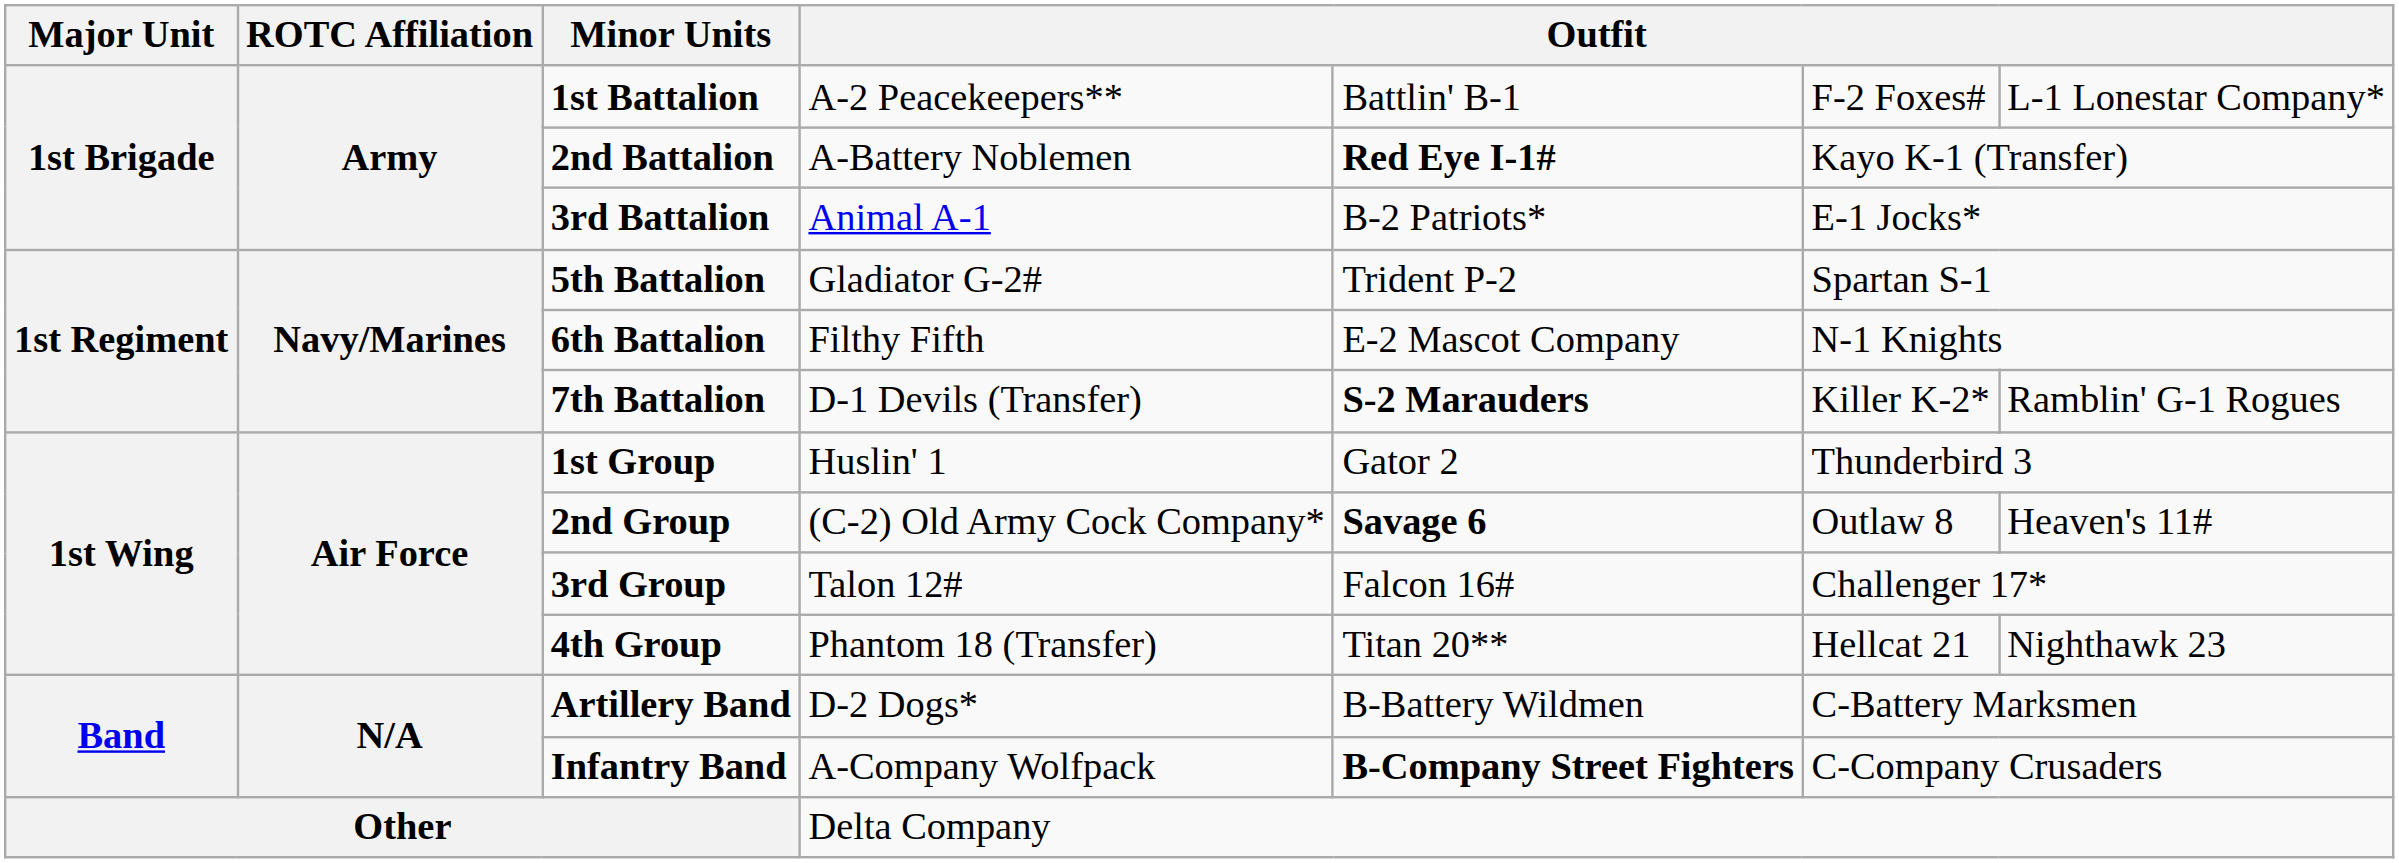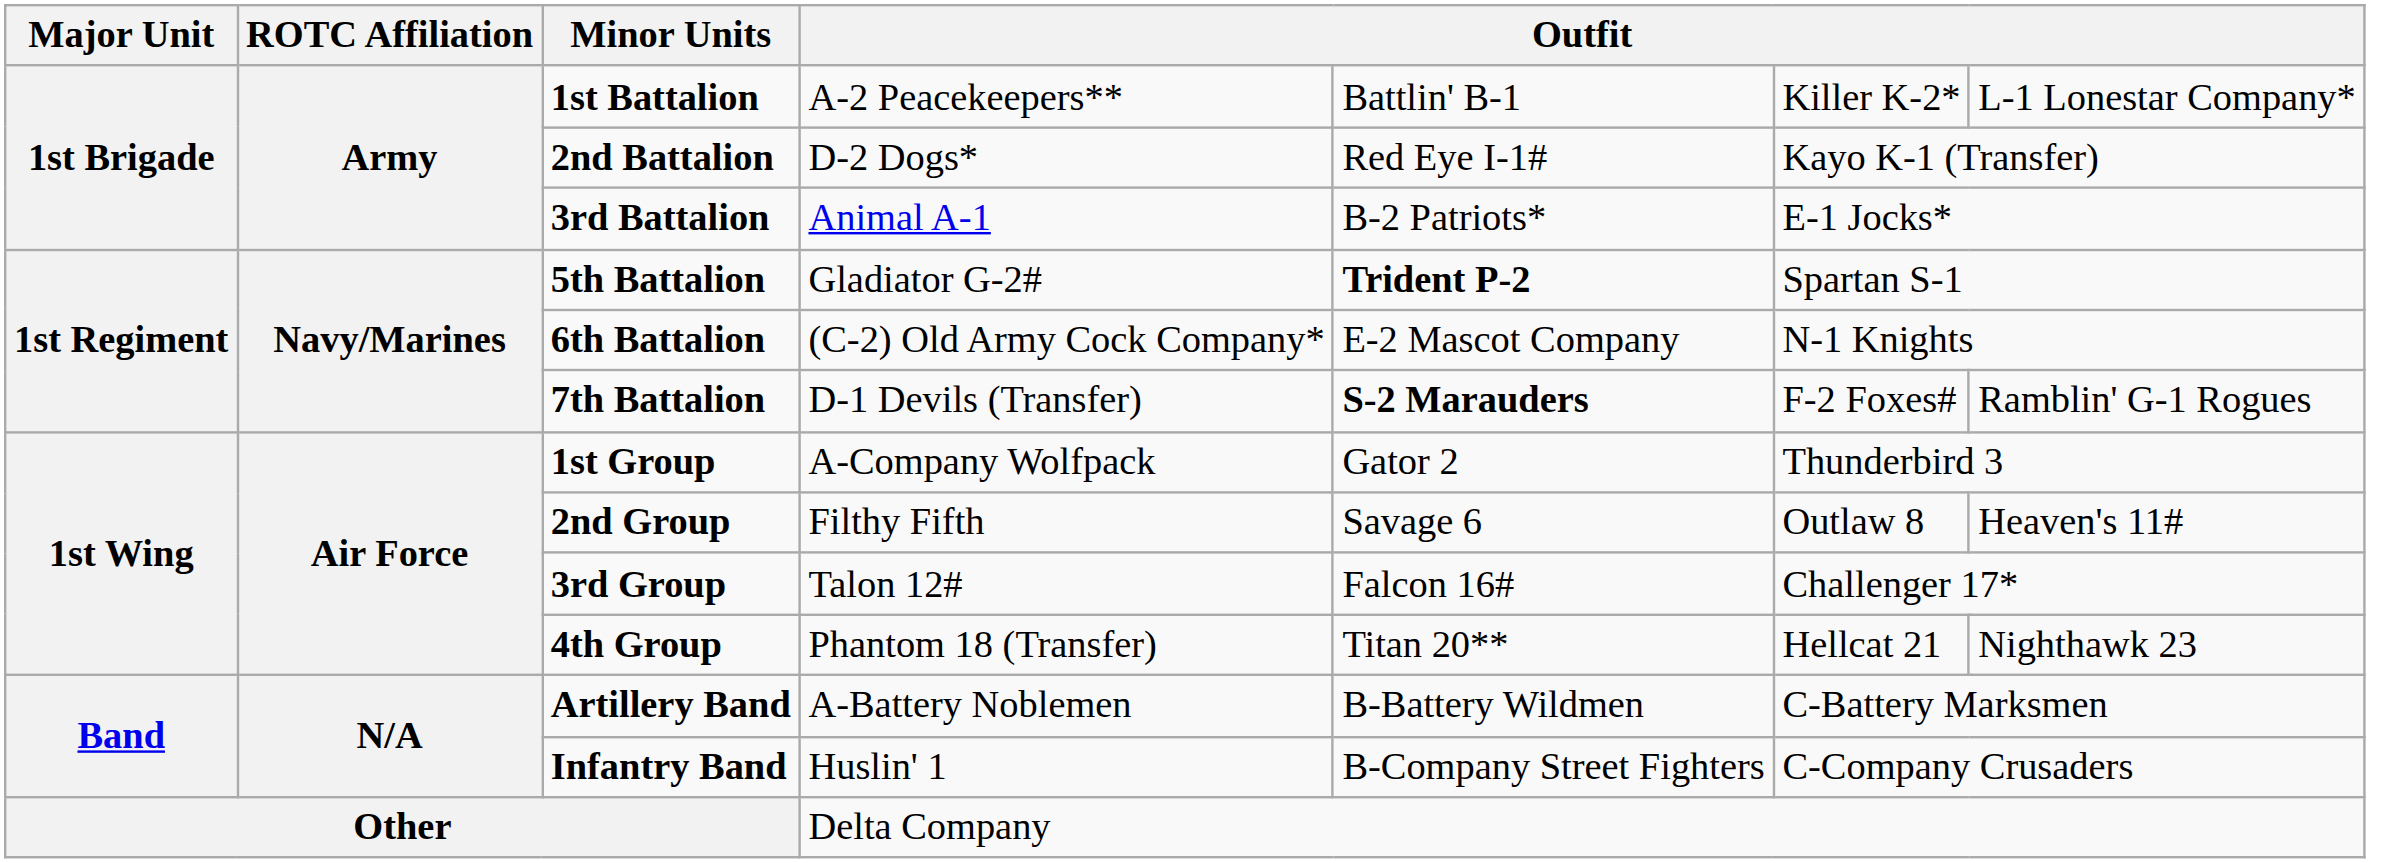(1899, 95) F-2 Foxes# -> (1871, 95) Killer K-2*
(970, 156) A-Battery Noblemen -> (893, 156) D-2 Dogs*
(1449, 156) bold -> (1445, 156) normal
(1430, 278) normal -> (1436, 278) bold
(896, 339) Filthy Fifth -> (1067, 339) (C-2) Old Army Cock Company*
(1901, 400) Killer K-2* -> (1869, 400) F-2 Foxes#
(878, 461) Huslin' 1 -> (982, 461) A-Company Wolfpack
(1067, 522) (C-2) Old Army Cock Company* -> (896, 522) Filthy Fifth
(1414, 522) bold -> (1412, 522) normal
(893, 704) D-2 Dogs* -> (970, 704) A-Battery Noblemen
(982, 765) A-Company Wolfpack -> (878, 765) Huslin' 1
(1568, 765) bold -> (1554, 765) normal
